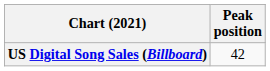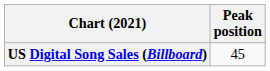(238, 54) 42 -> (238, 54) 45
